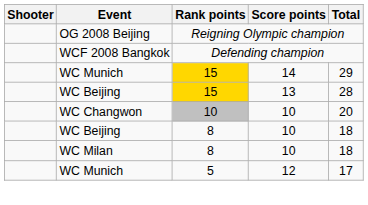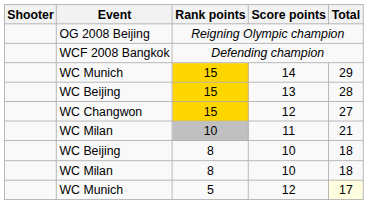+ row: (101, 112)
+ row: (86, 131)
- row: (101, 112)
(346, 170) no background -> (346, 190) lightyellow background
